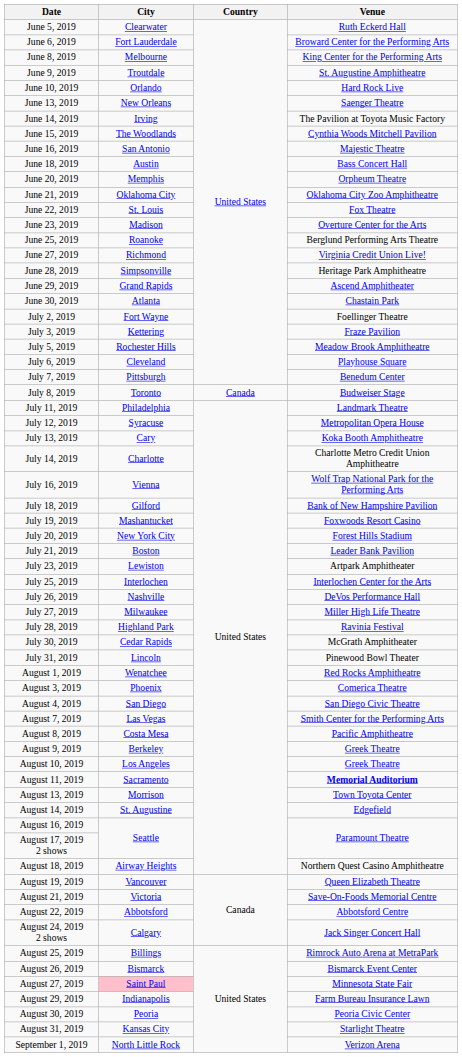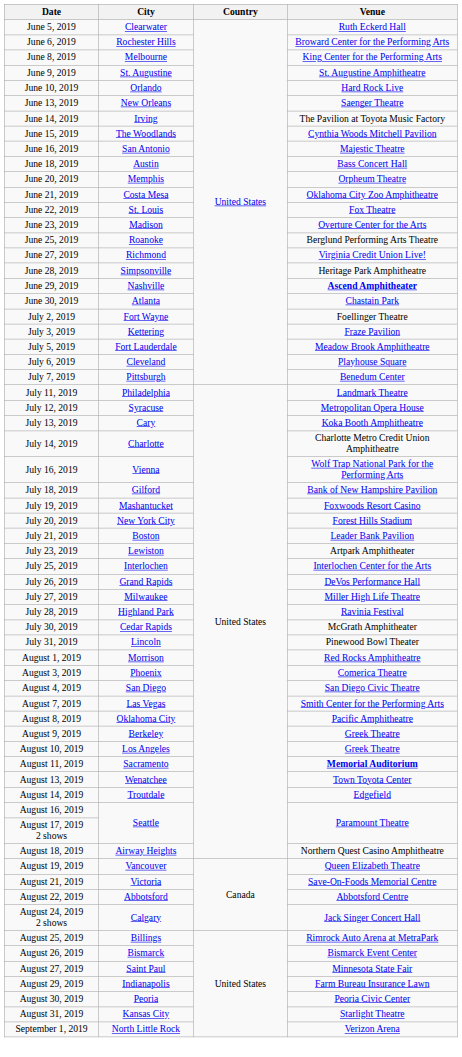(146, 42) Fort Lauderdale -> (146, 42) Rochester Hills
(146, 73) Troutdale -> (146, 73) St. Augustine
(146, 194) Oklahoma City -> (146, 194) Costa Mesa
(146, 286) Grand Rapids -> (146, 286) Nashville
(372, 286) normal -> (372, 286) bold
(146, 347) Rochester Hills -> (146, 347) Fort Lauderdale
- row: (52, 392)
(146, 597) Nashville -> (146, 581) Grand Rapids
(146, 673) Wenatchee -> (146, 657) Morrison
(146, 734) Costa Mesa -> (146, 718) Oklahoma City
(146, 794) Morrison -> (146, 779) Wenatchee
(146, 810) St. Augustine -> (146, 794) Troutdale
(146, 984) pink background -> (146, 968) no background
